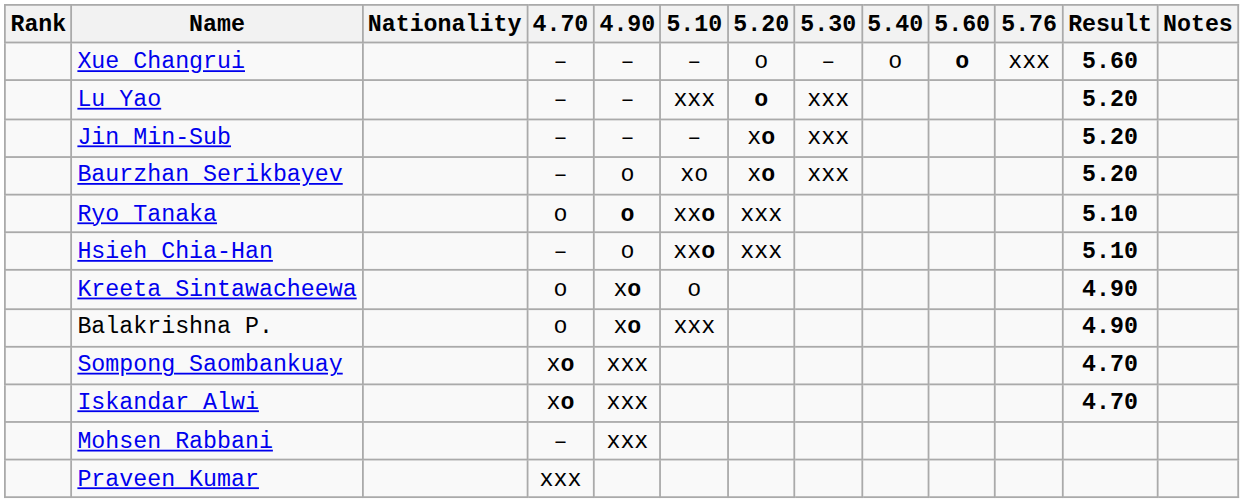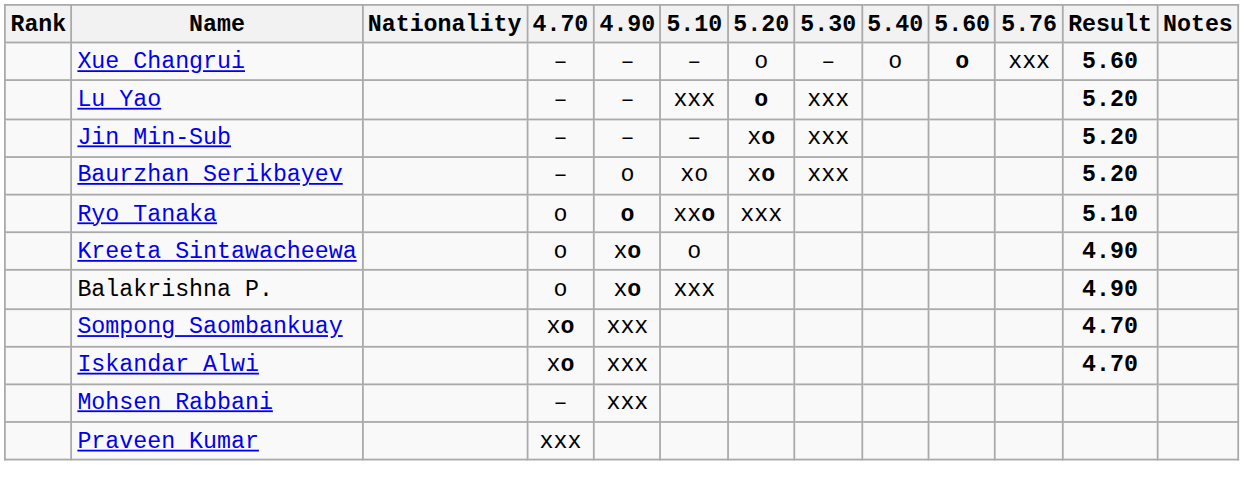- row: (175, 251)
